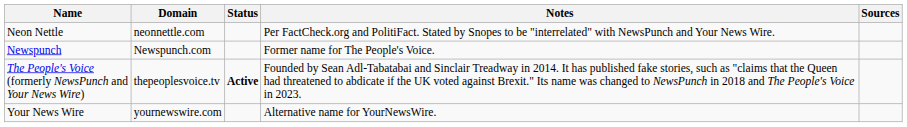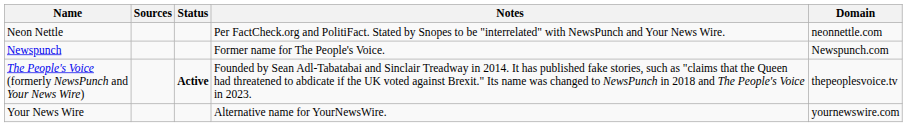columns swapped: (178, 13) <-> (880, 13)
